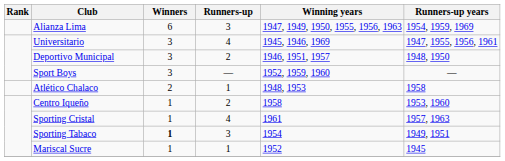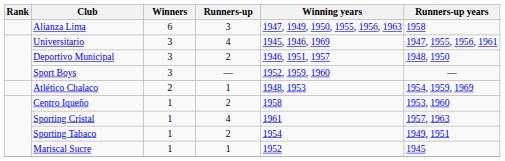(440, 27) 1954, 1959, 1969 -> (416, 27) 1958
(416, 88) 1958 -> (440, 88) 1954, 1959, 1969
(170, 133) bold -> (170, 133) normal
(228, 133) 3 -> (228, 133) 2
